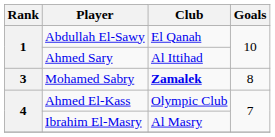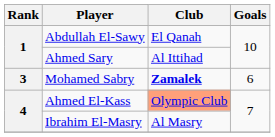(250, 79) 8 -> (250, 79) 6
(189, 100) no background -> (189, 100) lightsalmon background
